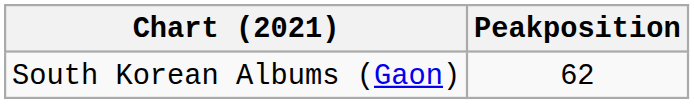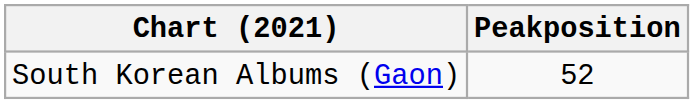(577, 75) 62 -> (577, 75) 52
